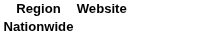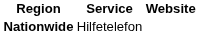+ column: (110, 8)
